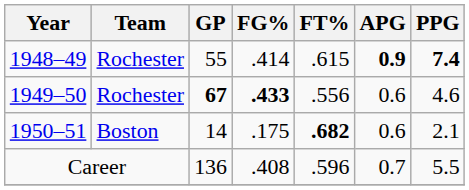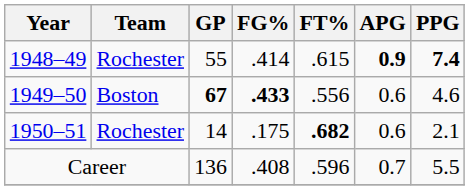(140, 94) Rochester -> (128, 94) Boston
(128, 131) Boston -> (140, 131) Rochester
